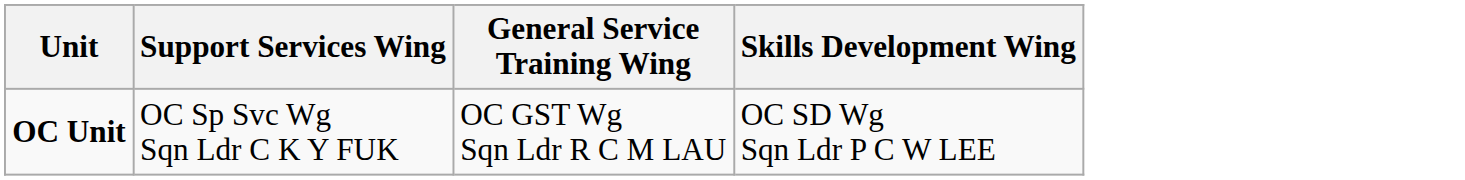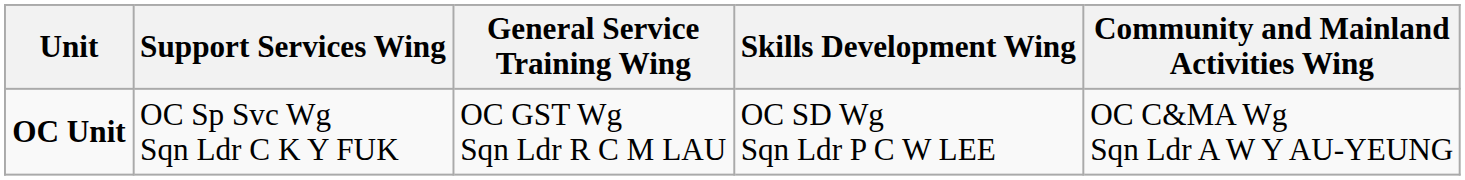+ column: (1272, 46)
